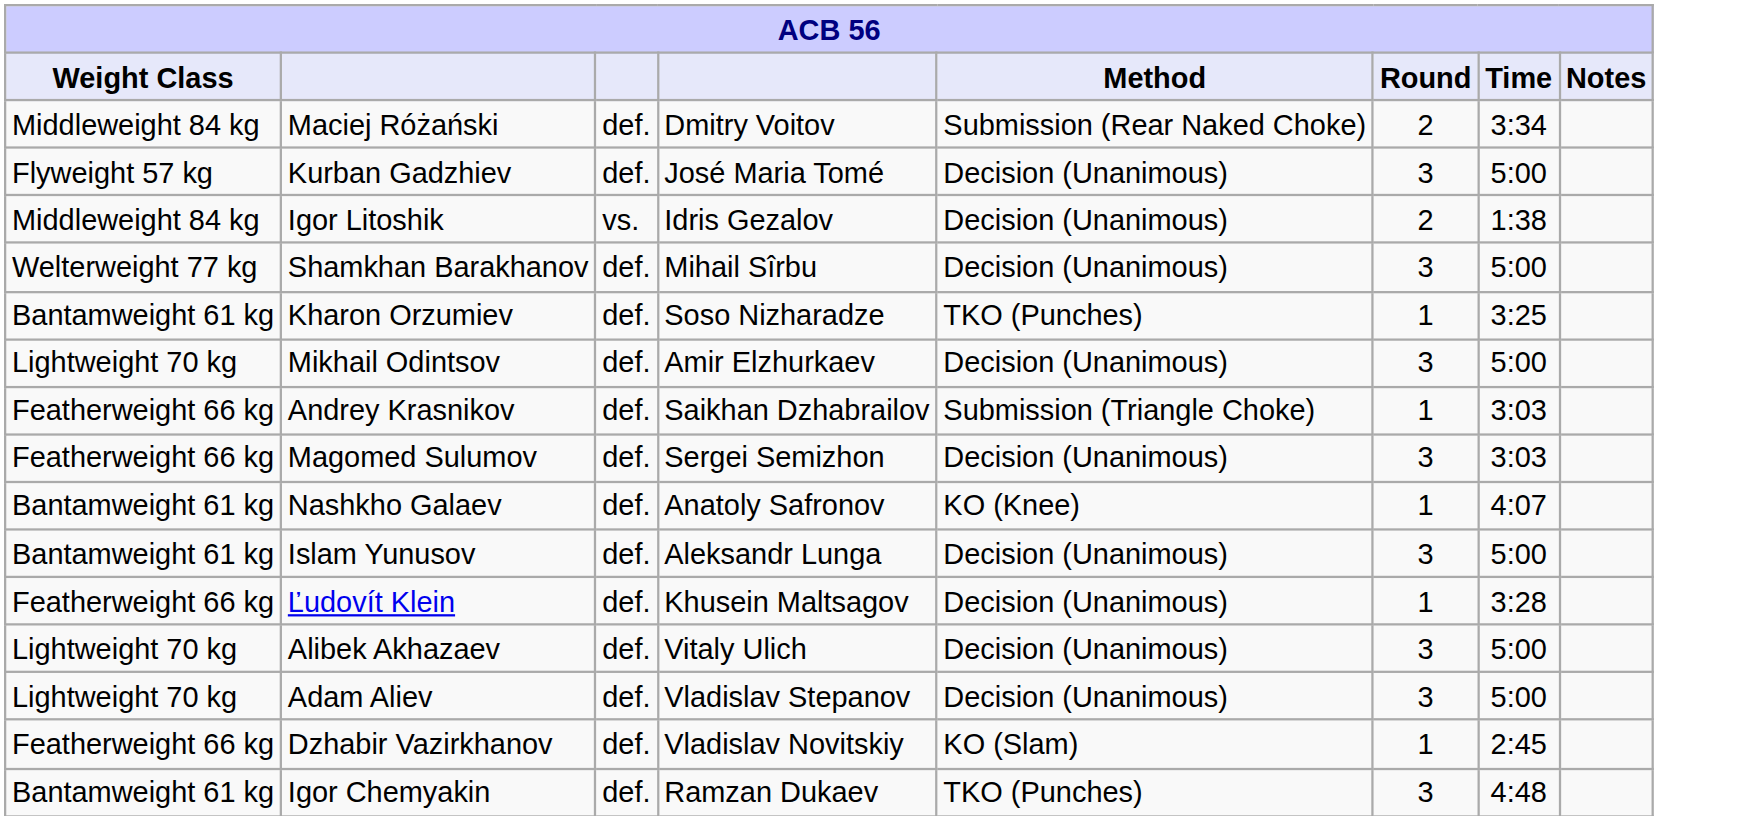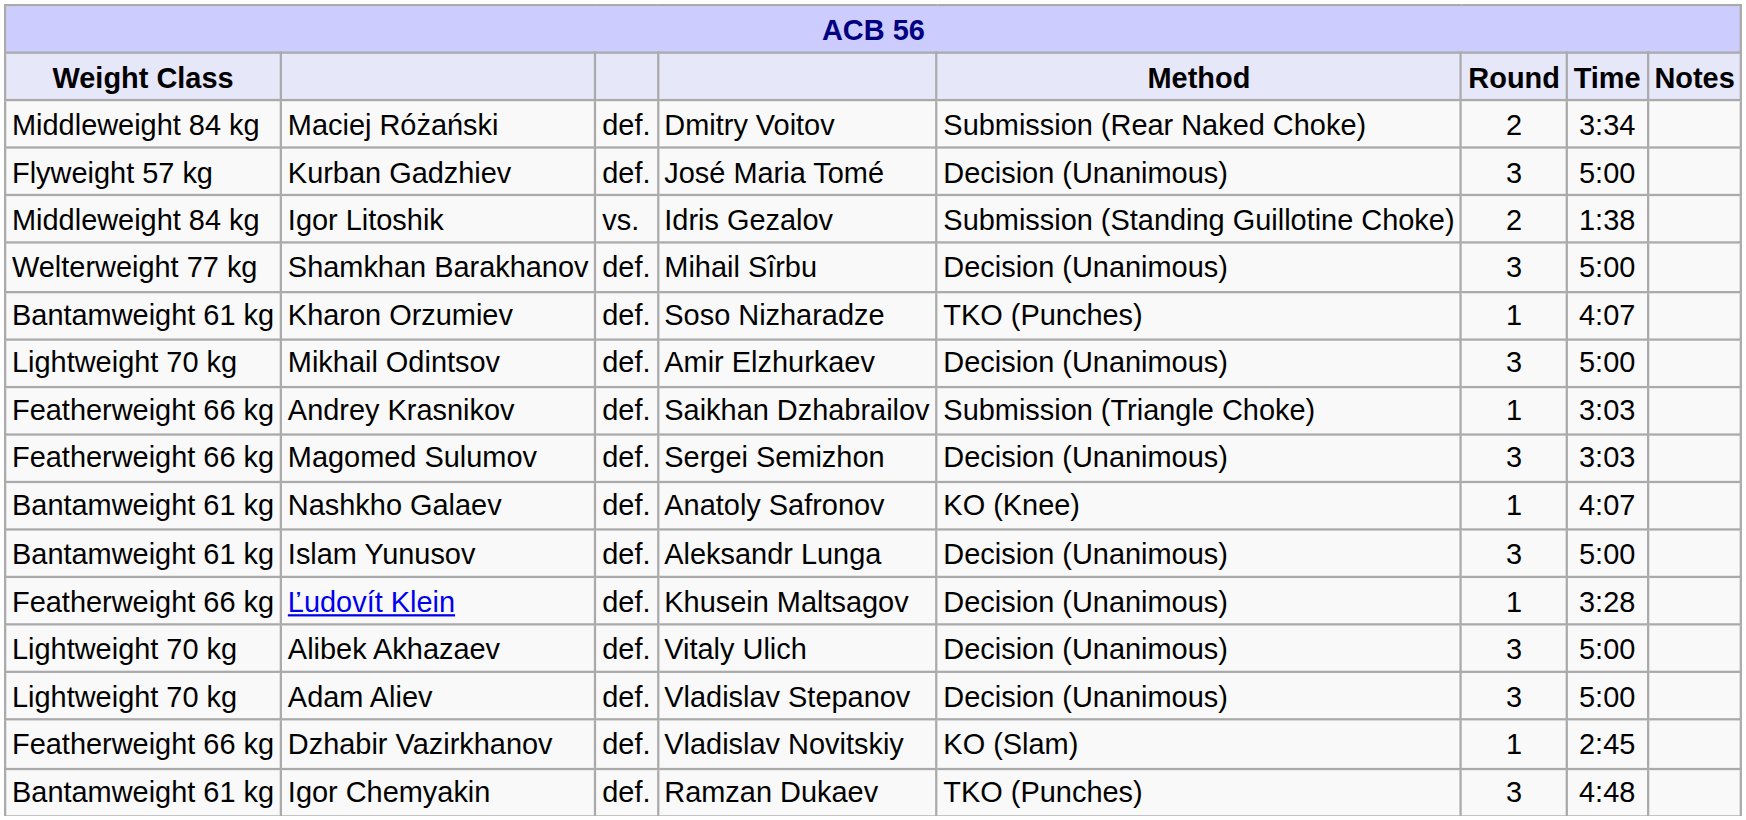(1086, 219) Decision (Unanimous) -> (1199, 219) Submission (Standing Guillotine Choke)
(1519, 315) 3:25 -> (1607, 315) 4:07
